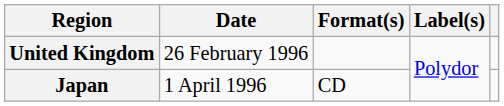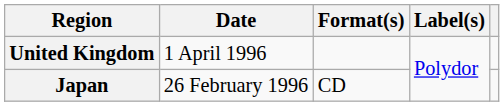(236, 52) 26 February 1996 -> (215, 52) 1 April 1996
(215, 85) 1 April 1996 -> (236, 85) 26 February 1996
